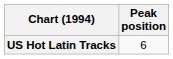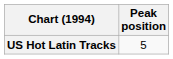(144, 44) 6 -> (144, 44) 5
